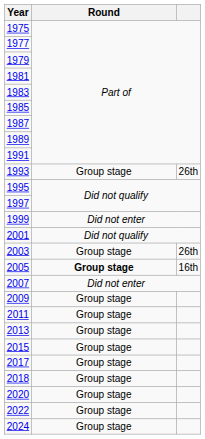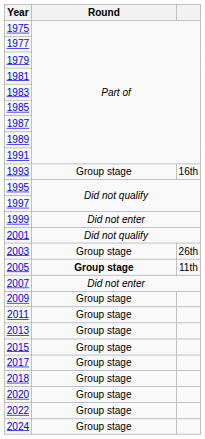(188, 172) 26th -> (188, 172) 16th
(188, 268) 16th -> (188, 268) 11th
